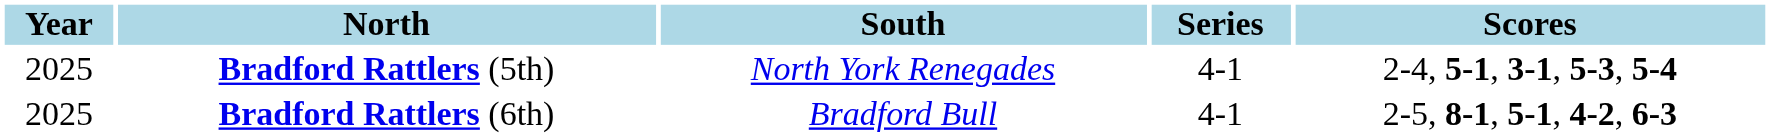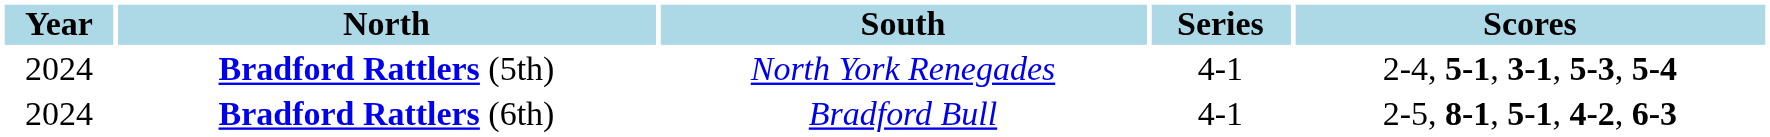(59, 68) 2025 -> (59, 68) 2024
(59, 113) 2025 -> (59, 113) 2024
